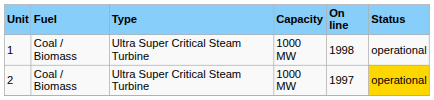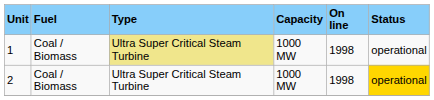(176, 50) no background -> (176, 50) khaki background
(342, 80) 1997 -> (342, 80) 1998
